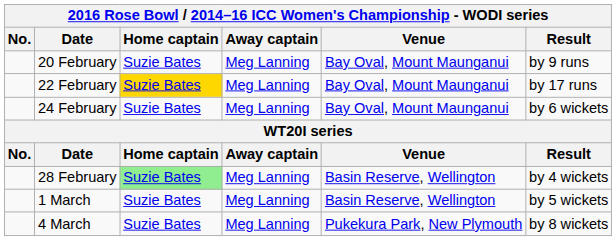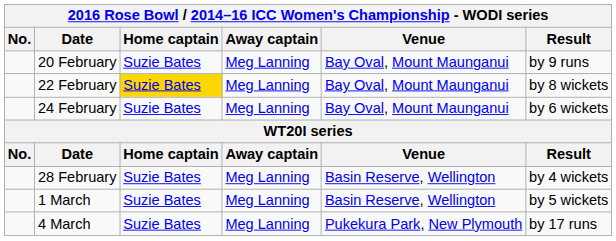(563, 85) by 17 runs -> (569, 85) by 8 wickets
(162, 177) lightgreen background -> (162, 177) no background
(569, 223) by 8 wickets -> (563, 223) by 17 runs
